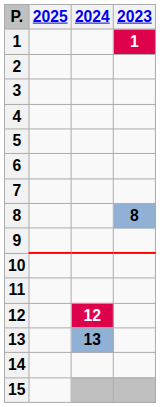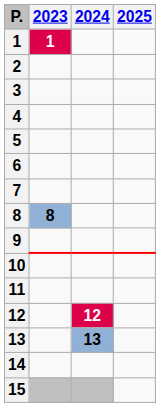columns swapped: (134, 16) <-> (50, 16)
